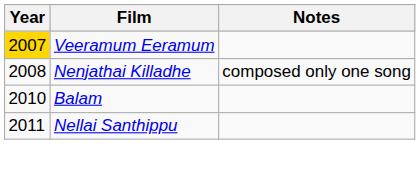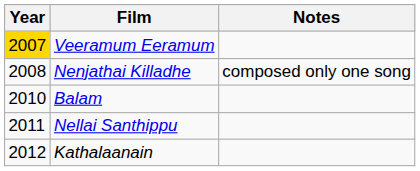+ row: (103, 152)
